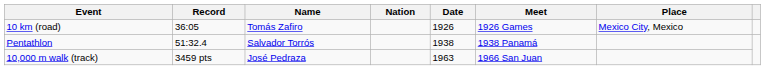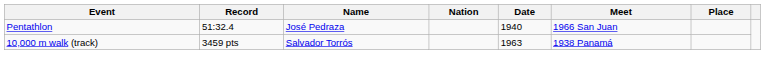- row: (34, 27)
(281, 42) Salvador Torrós -> (315, 27) José Pedraza
(443, 42) 1938 -> (511, 27) 1940
(508, 42) 1938 Panamá -> (585, 27) 1966 San Juan
(277, 58) José Pedraza -> (319, 42) Salvador Torrós
(510, 58) 1966 San Juan -> (583, 42) 1938 Panamá
